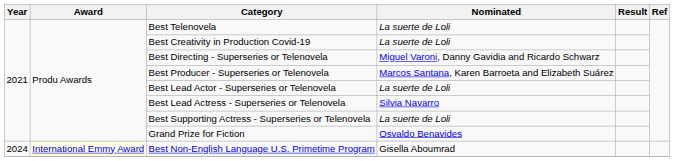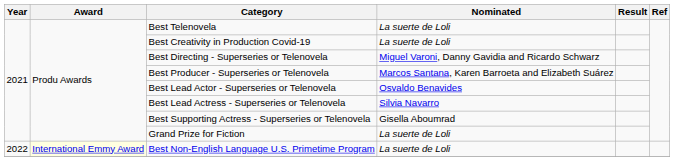(415, 88) La suerte de Loli -> (421, 88) Osvaldo Benavides
(415, 118) La suerte de Loli -> (417, 118) Gisella Aboumrad
(421, 133) Osvaldo Benavides -> (415, 133) La suerte de Loli
(17, 149) 2024 -> (17, 149) 2022
(417, 149) Gisella Aboumrad -> (415, 149) La suerte de Loli
